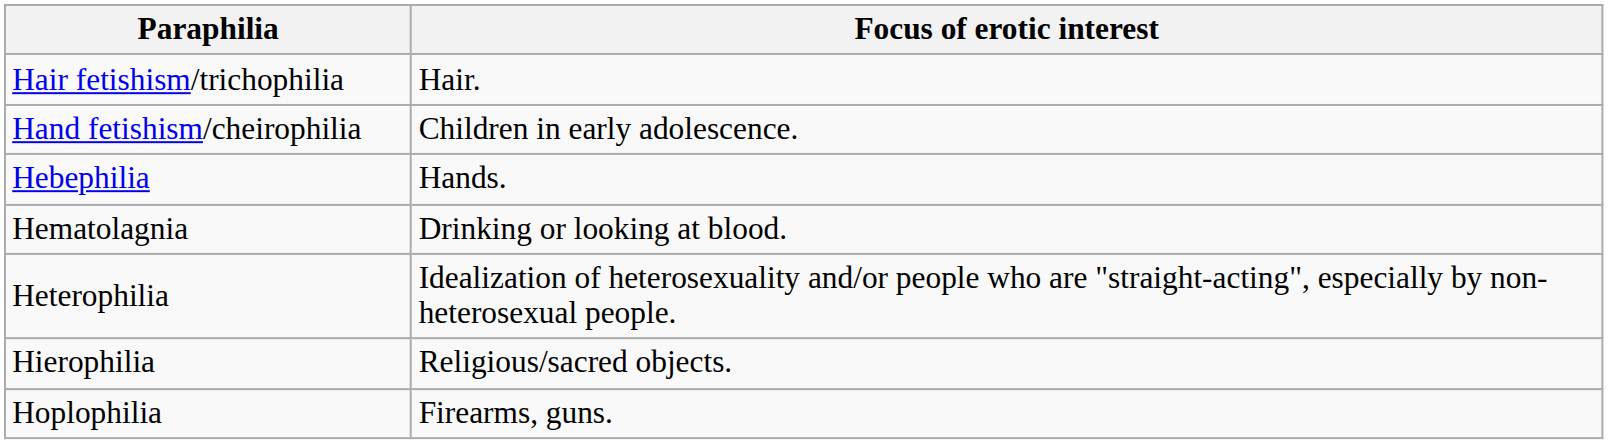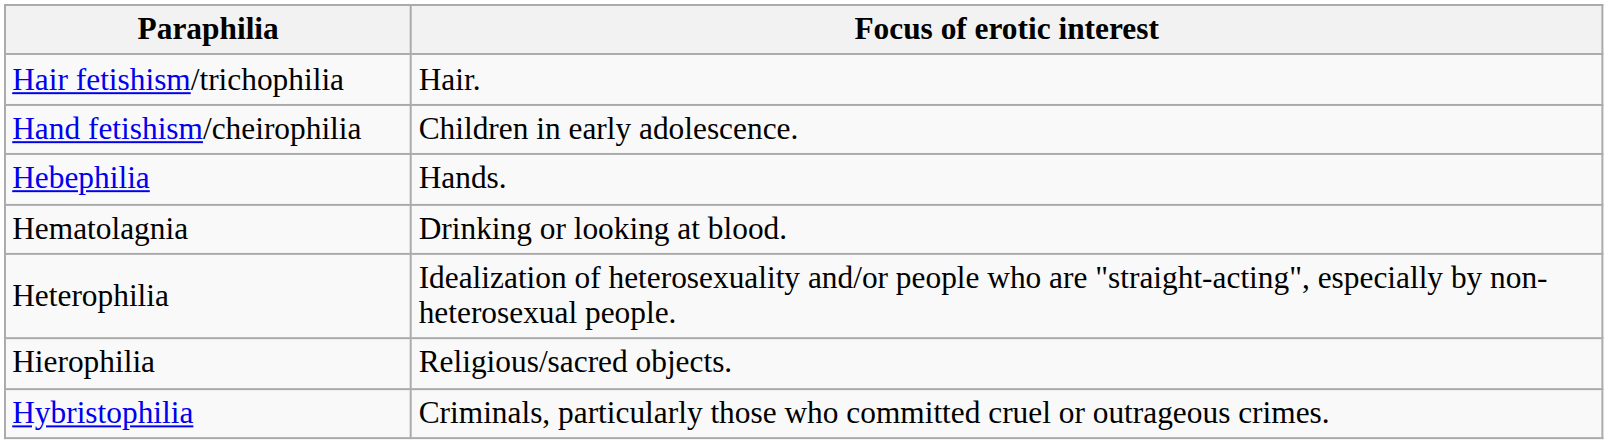- row: (87, 412)
+ row: (103, 412)
